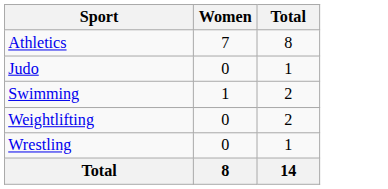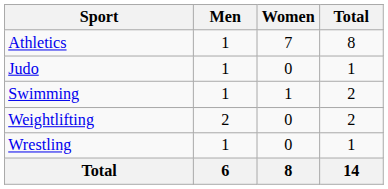+ column: (225, 17)
